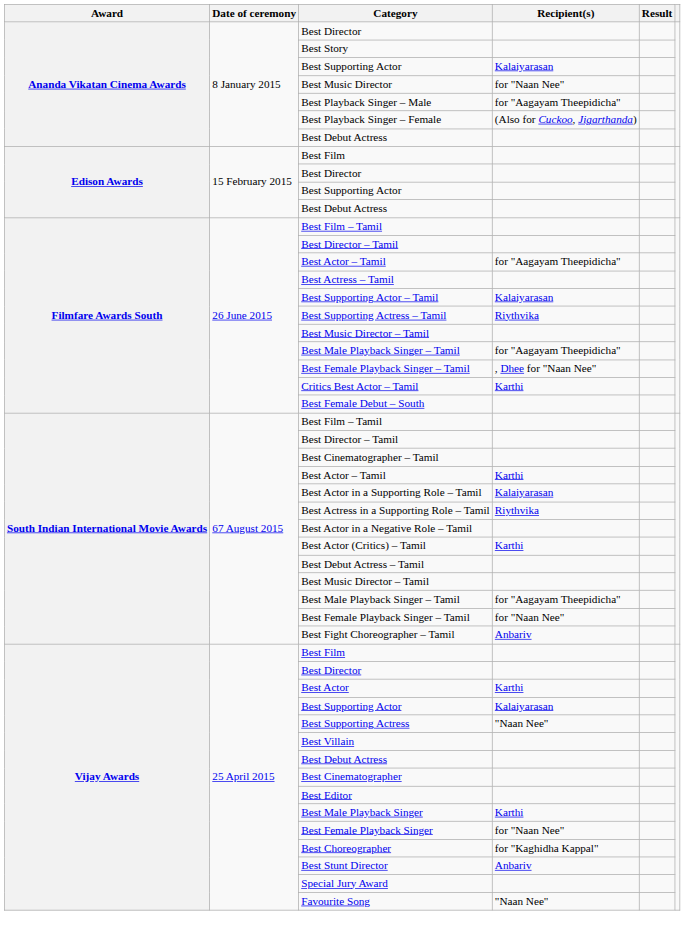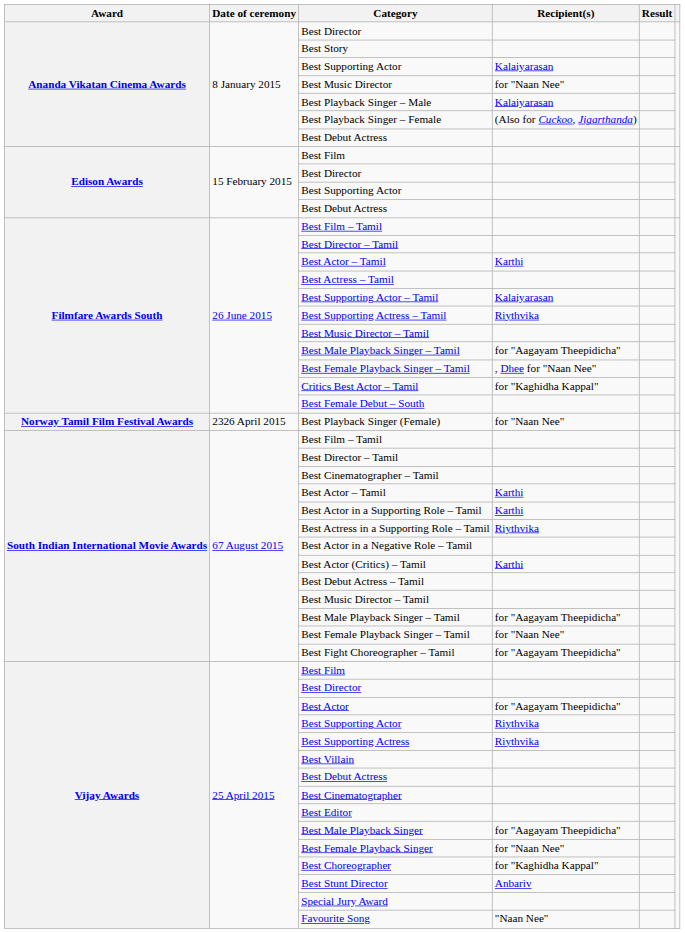(558, 102) for "Aagayam Theepidicha" -> (524, 102) Kalaiyarasan
(558, 262) for "Aagayam Theepidicha" -> (509, 262) Karthi
(509, 386) Karthi -> (547, 386) for "Kaghidha Kappal"
+ row: (107, 421)
(524, 492) Kalaiyarasan -> (509, 510) Karthi
(513, 635) Anbariv -> (558, 652) for "Aagayam Theepidicha"
(509, 688) Karthi -> (558, 706) for "Aagayam Theepidicha"
(524, 706) Kalaiyarasan -> (517, 723) Riythvika
(522, 723) "Naan Nee" -> (517, 741) Riythvika
(509, 812) Karthi -> (558, 830) for "Aagayam Theepidicha"
